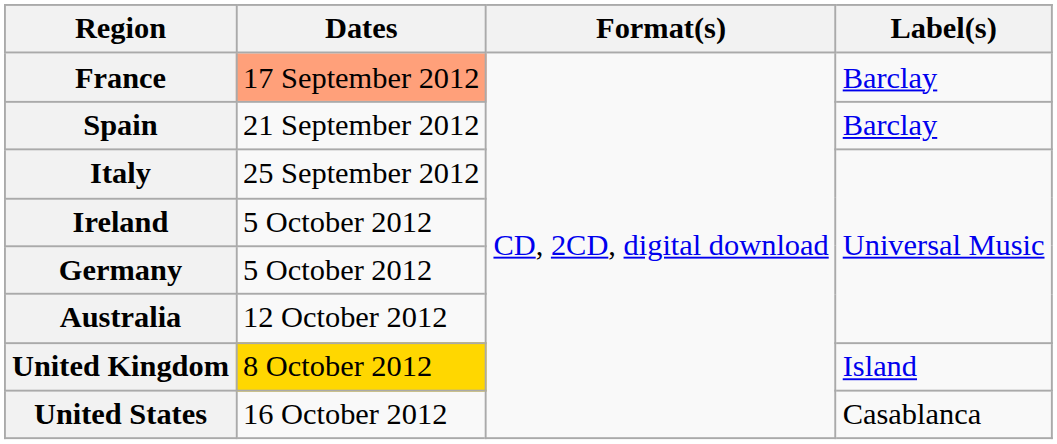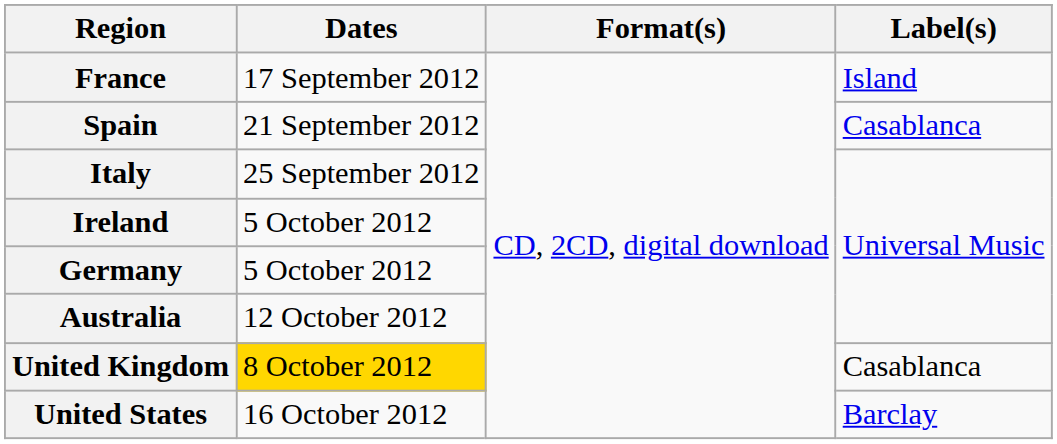(361, 76) lightsalmon background -> (361, 76) no background
(890, 76) Barclay -> (880, 76) Island
(890, 125) Barclay -> (912, 125) Casablanca
(880, 366) Island -> (912, 366) Casablanca
(912, 414) Casablanca -> (890, 414) Barclay
